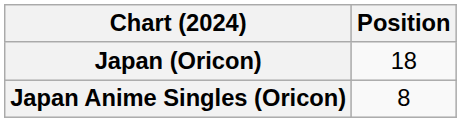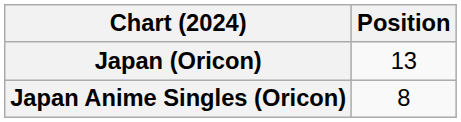(404, 60) 18 -> (404, 60) 13
